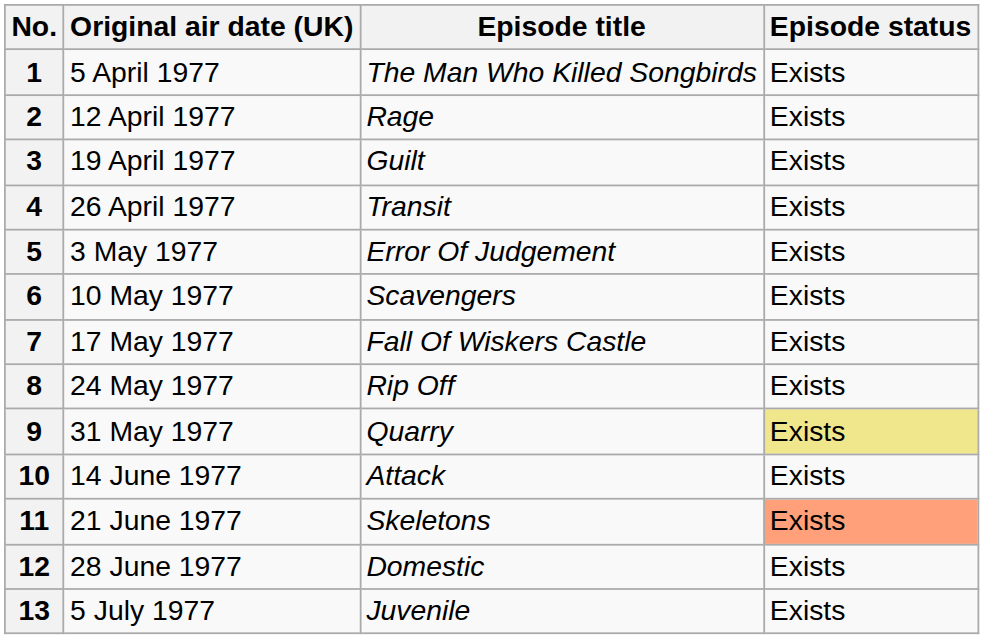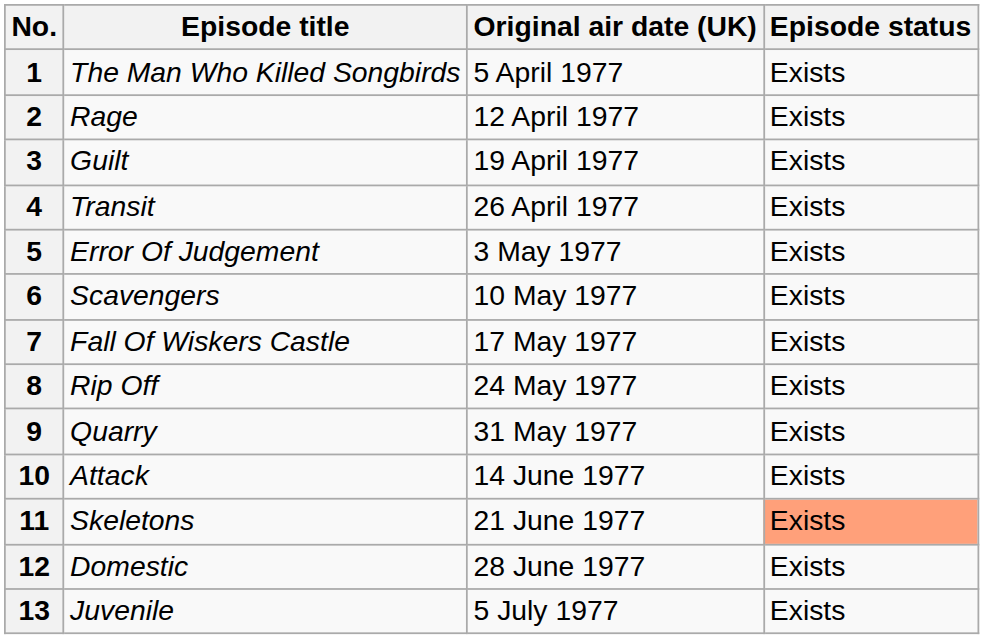columns swapped: (212, 26) <-> (562, 26)
(808, 431) khaki background -> (808, 431) no background
